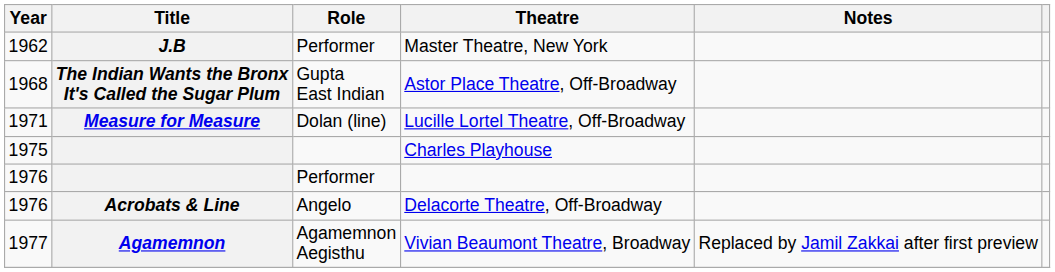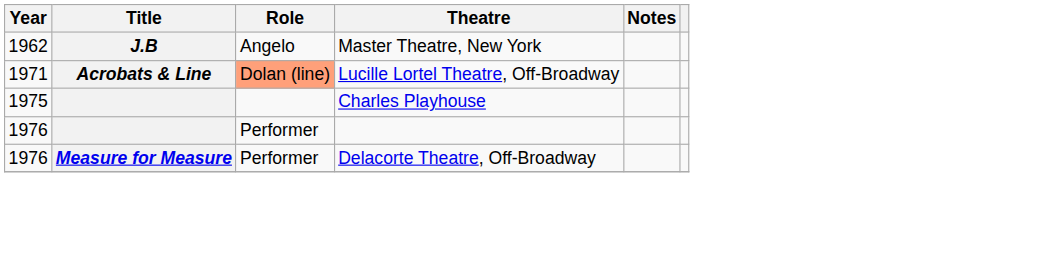(336, 46) Performer -> (267, 46) Angelo
- row: (28, 84)
(172, 121) Measure for Measure -> (144, 74) Acrobats & Line
(341, 121) no background -> (285, 74) lightsalmon background
(172, 205) Acrobats & Line -> (144, 158) Measure for Measure
(324, 205) Angelo -> (279, 158) Performer
- row: (28, 243)
